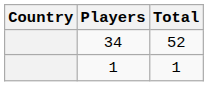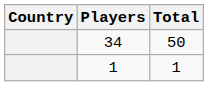(176, 42) 52 -> (176, 42) 50
